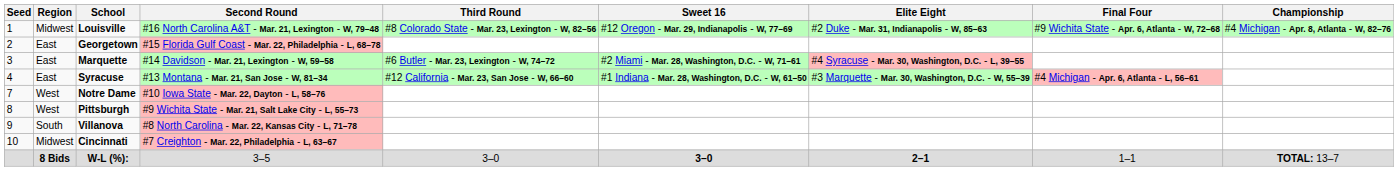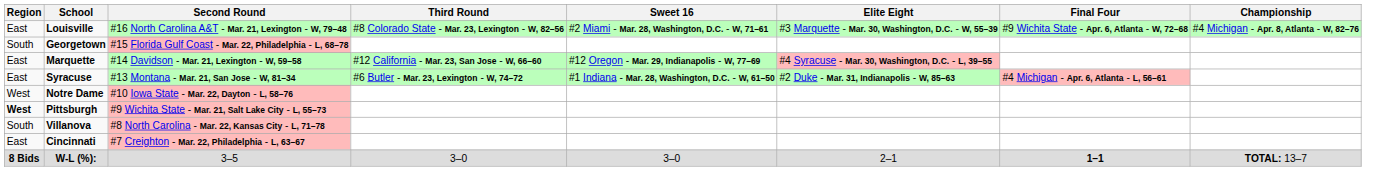- column: (19, 13)
(55, 29) Midwest -> (17, 29) East
(697, 29) #12 Oregon - Mar. 29, Indianapolis - W, 77–69 -> (669, 29) #2 Miami - Mar. 28, Washington, D.C. - W, 71–61
(899, 29) #2 Duke - Mar. 31, Indianapolis - W, 85–63 -> (889, 29) #3 Marquette - Mar. 30, Washington, D.C. - W, 55–39
(46, 45) East -> (20, 45) South
(470, 61) #6 Butler - Mar. 23, Lexington - W, 74–72 -> (447, 61) #12 California - Mar. 23, San Jose - W, 66–60
(701, 61) #2 Miami - Mar. 28, Washington, D.C. - W, 71–61 -> (665, 61) #12 Oregon - Mar. 29, Indianapolis - W, 77–69
(479, 77) #12 California - Mar. 23, San Jose - W, 66–60 -> (438, 77) #6 Butler - Mar. 23, Lexington - W, 74–72
(921, 77) #3 Marquette - Mar. 30, Washington, D.C. - W, 55–39 -> (867, 77) #2 Duke - Mar. 31, Indianapolis - W, 85–63
(48, 110) normal -> (19, 110) bold
(55, 142) Midwest -> (17, 142) East
(704, 158) bold -> (672, 158) normal
(921, 158) bold -> (889, 158) normal
(1127, 158) normal -> (1095, 158) bold
